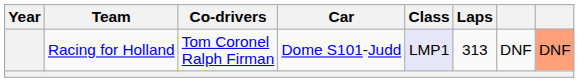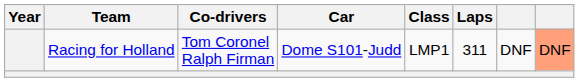(429, 50) lavender background -> (429, 50) no background
(475, 50) 313 -> (475, 50) 311
